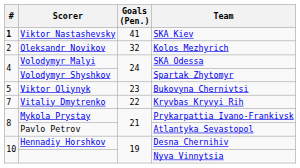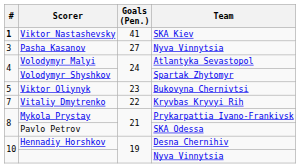- row: (63, 48)
+ row: (53, 48)
(178, 61) SKA Odessa -> (204, 61) Atlantyka Sevastopol
(204, 129) Atlantyka Sevastopol -> (178, 129) SKA Odessa
